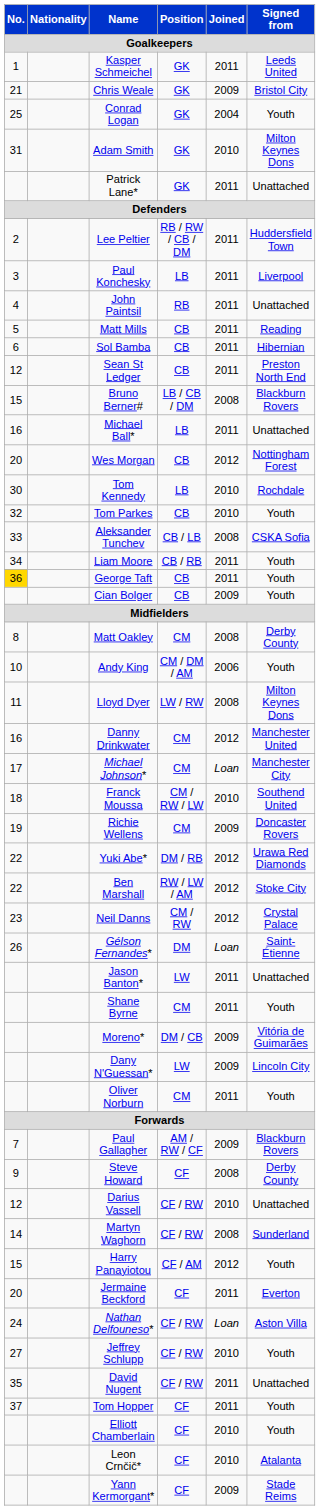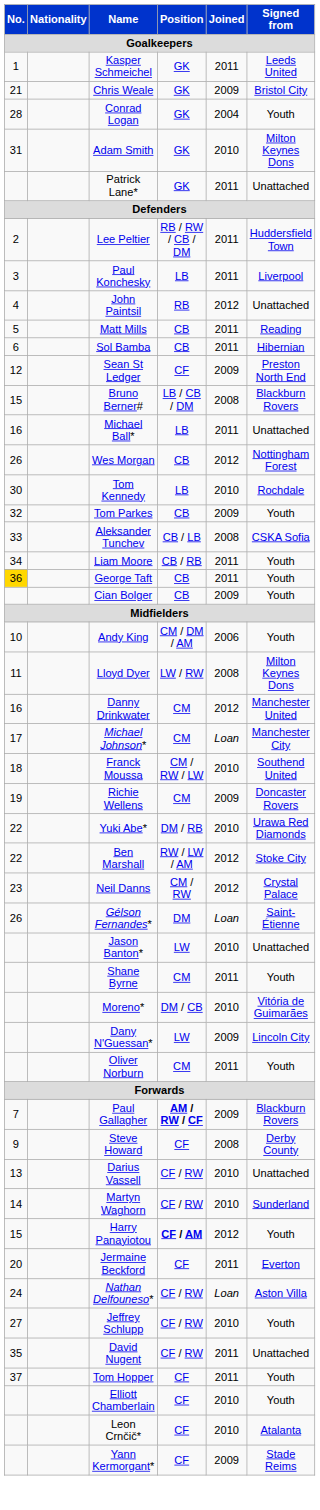(16, 114) 25 -> (16, 114) 28
(227, 306) 2011 -> (227, 306) 2012
(182, 371) CB -> (182, 371) CF
(227, 371) 2011 -> (227, 371) 2009
(16, 460) 20 -> (16, 460) 26
(227, 514) 2010 -> (227, 514) 2009
- row: (123, 637)
(227, 858) 2012 -> (227, 829) 2010
(227, 978) 2011 -> (227, 948) 2010
(227, 1037) 2009 -> (227, 1008) 2010
(182, 1144) normal -> (182, 1115) bold
(16, 1204) 12 -> (16, 1174) 13
(227, 1234) 2008 -> (227, 1204) 2010
(182, 1264) normal -> (182, 1234) bold
